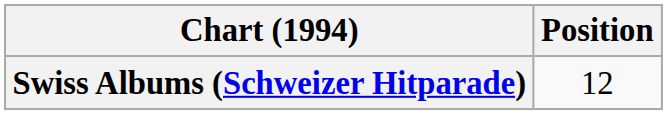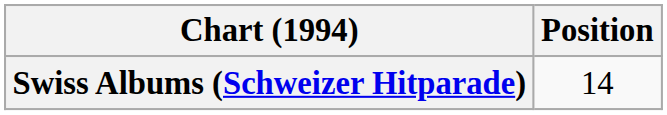(597, 82) 12 -> (597, 82) 14
